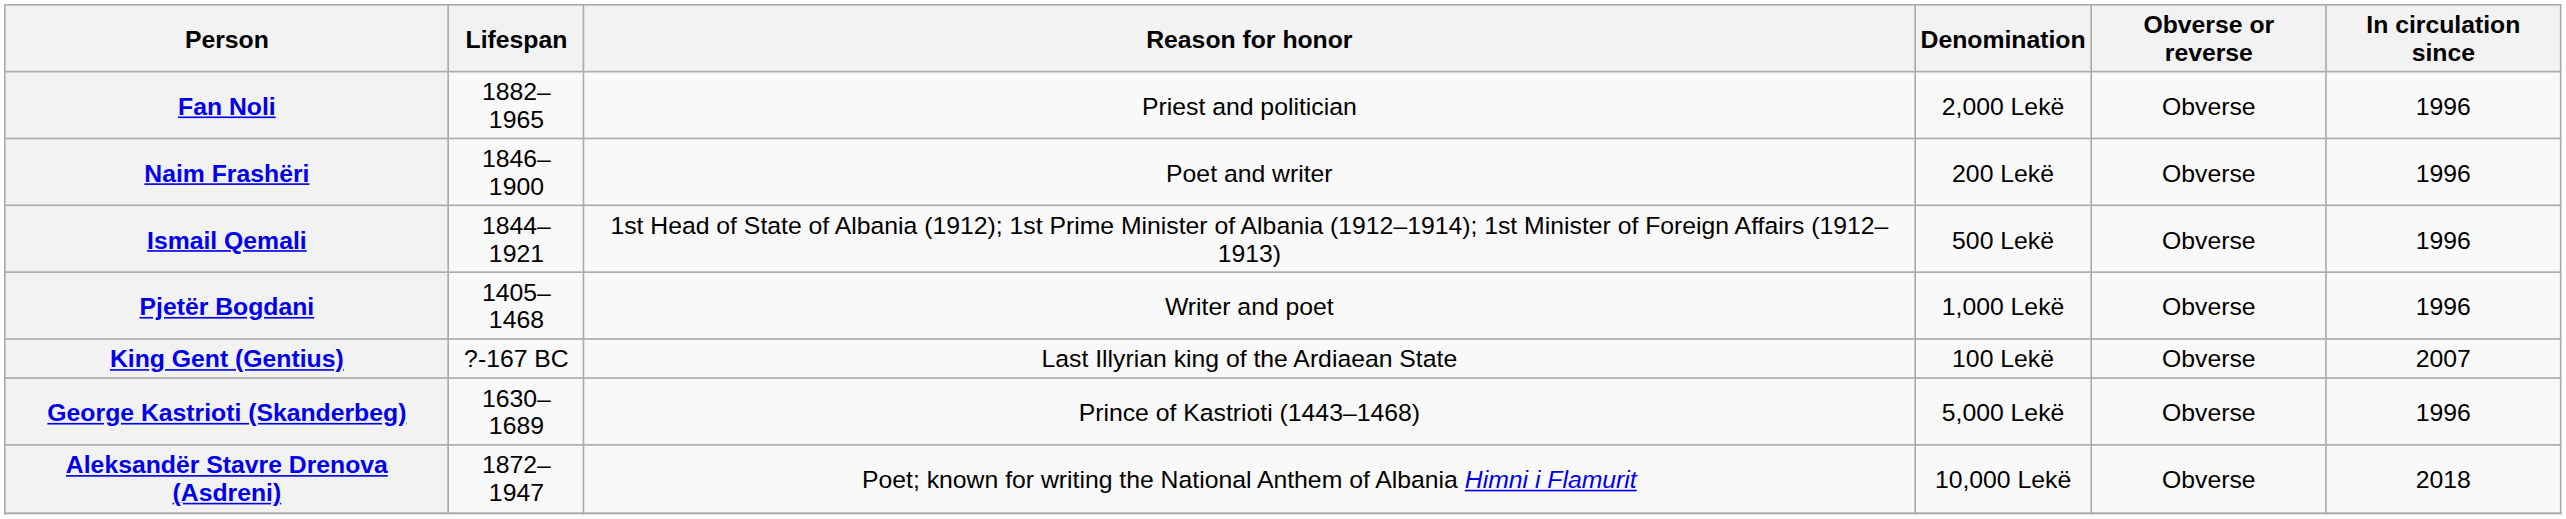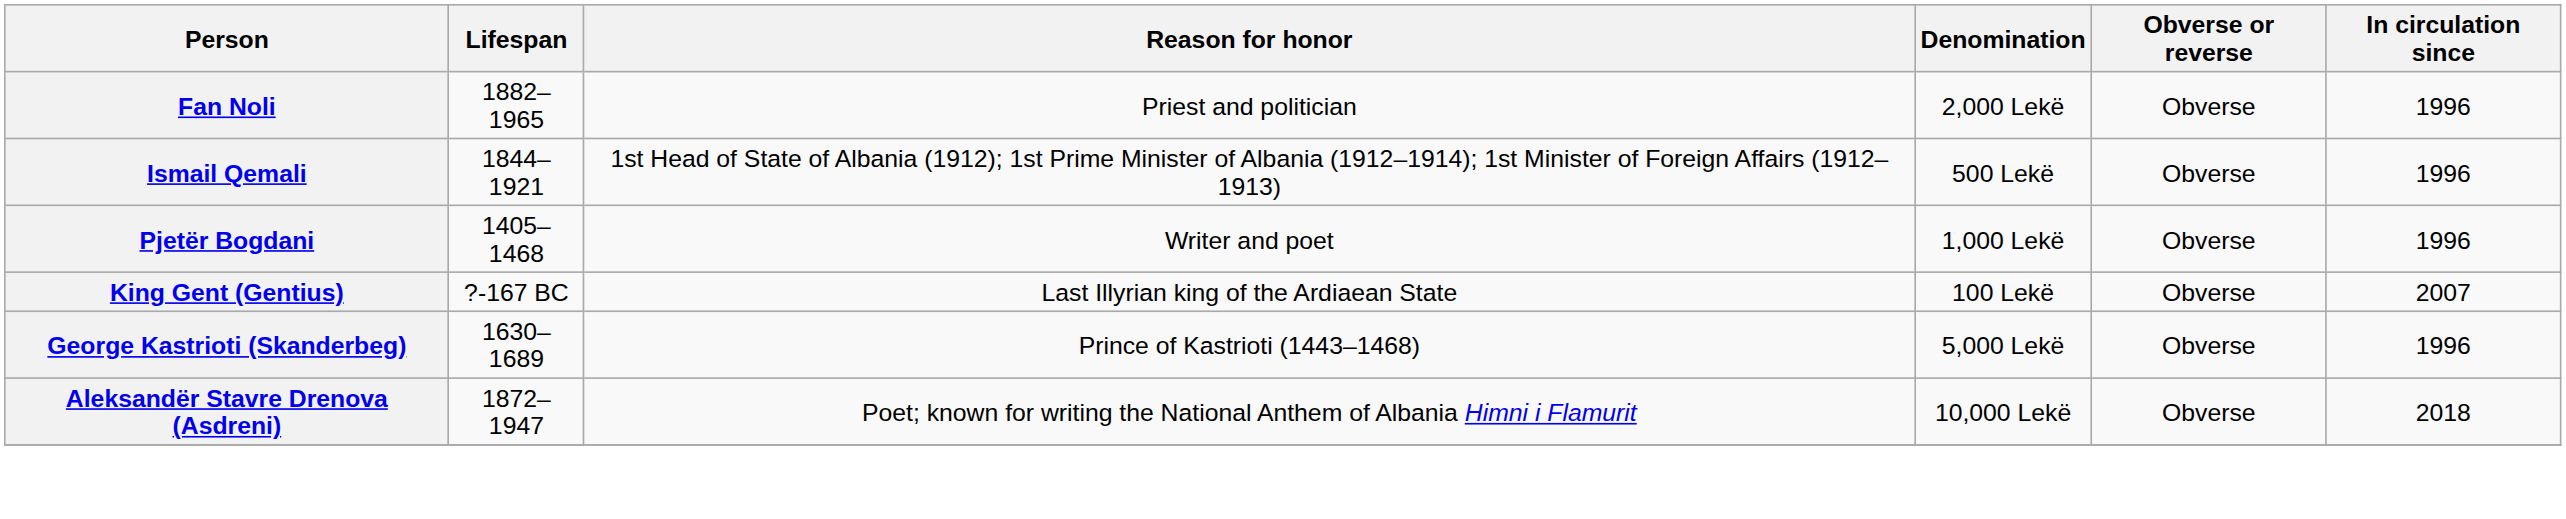- row: (227, 172)
